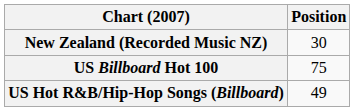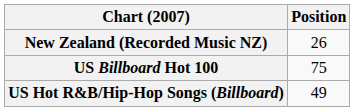(319, 42) 30 -> (319, 42) 26
